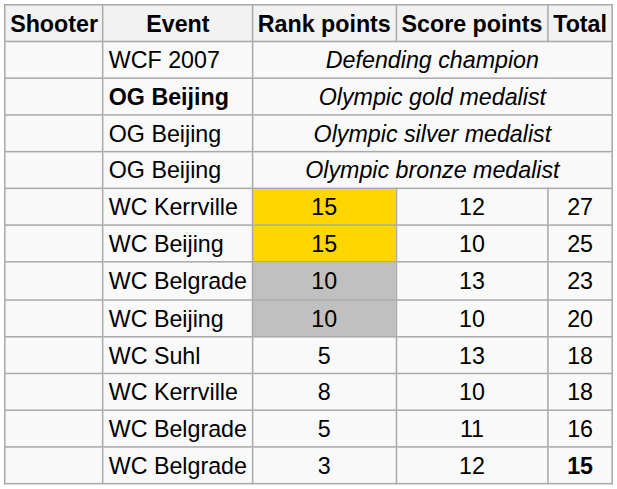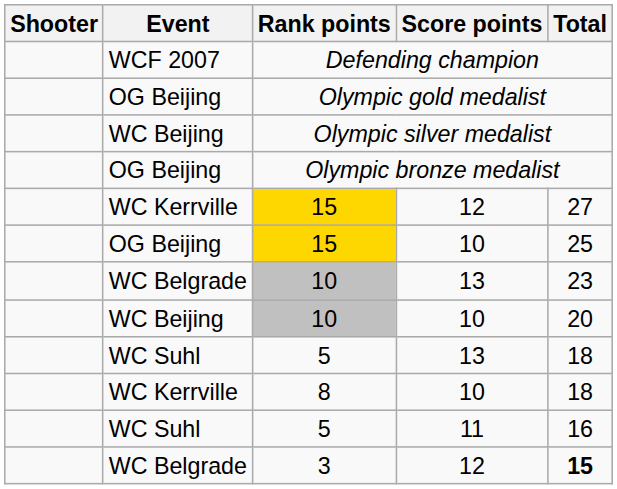(169, 97) bold -> (165, 97) normal
(165, 134) OG Beijing -> (166, 134) WC Beijing
(166, 244) WC Beijing -> (165, 244) OG Beijing
(178, 428) WC Belgrade -> (155, 428) WC Suhl
